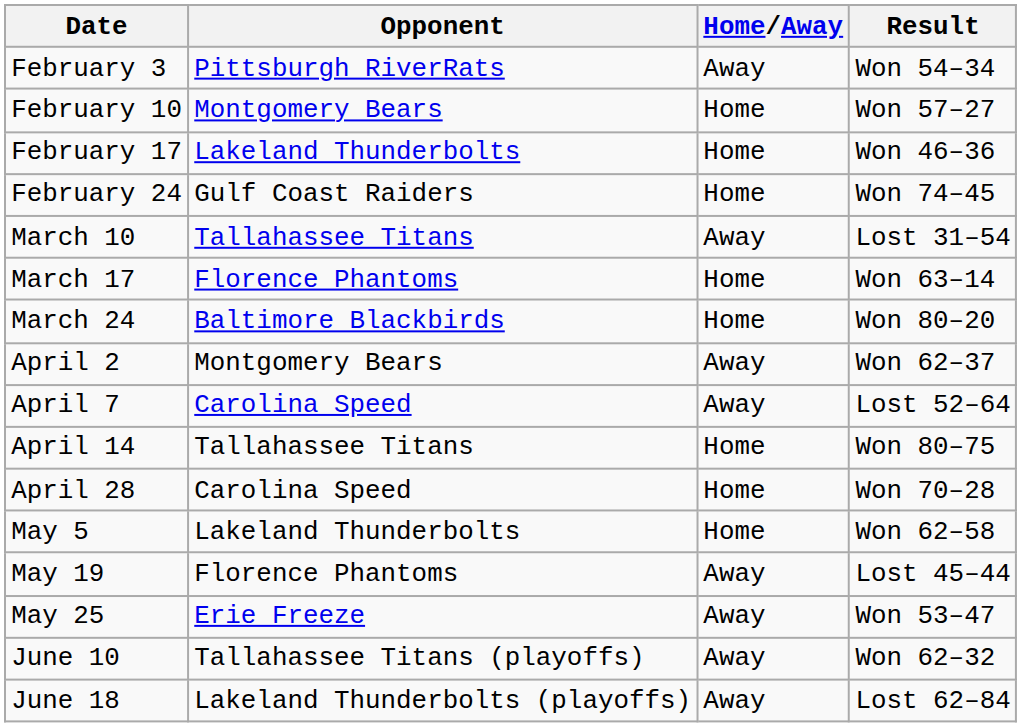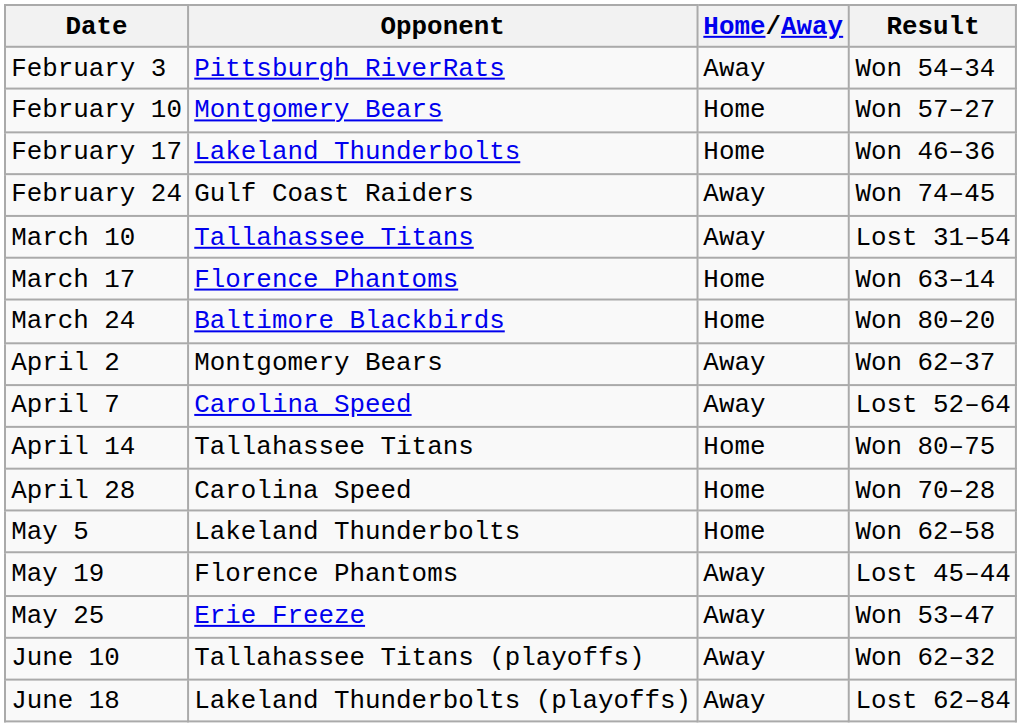(734, 195) Home -> (734, 195) Away
